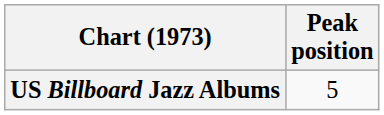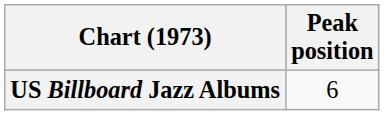(332, 89) 5 -> (332, 89) 6
